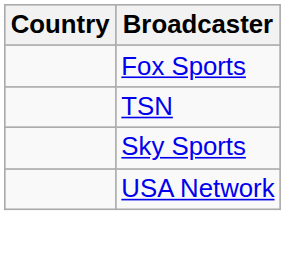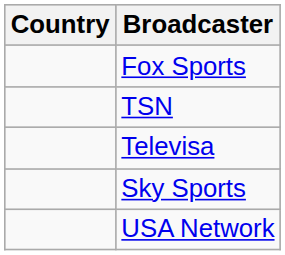+ row: (168, 147)
